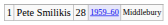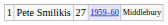(81, 12) 28 -> (81, 12) 27
